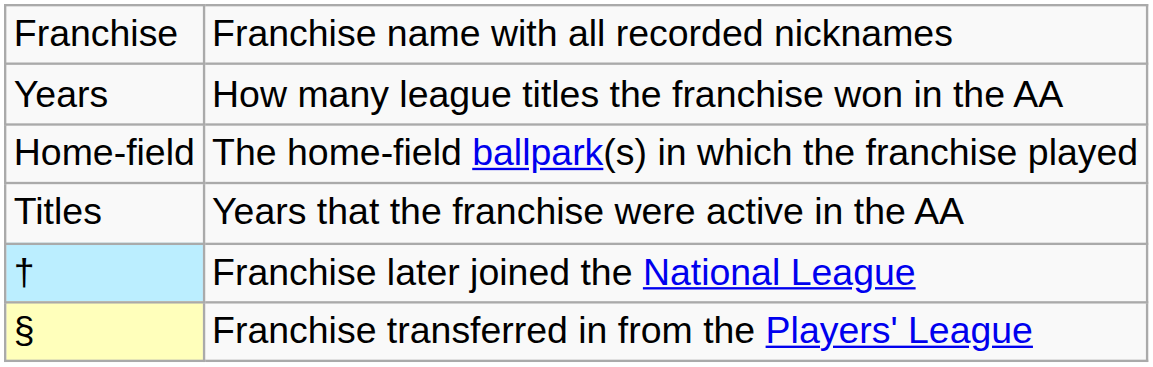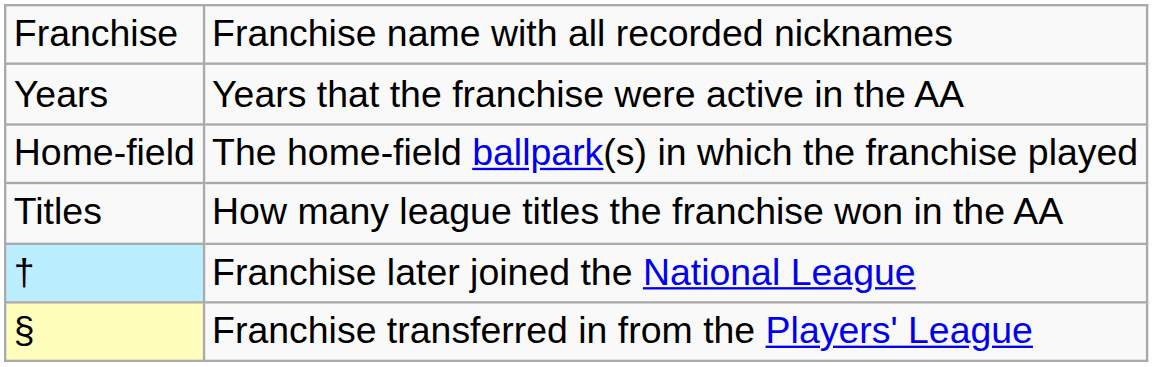(638, 93) How many league titles the franchise won in the AA -> (588, 93) Years that the franchise were active in the AA
(588, 212) Years that the franchise were active in the AA -> (638, 212) How many league titles the franchise won in the AA
